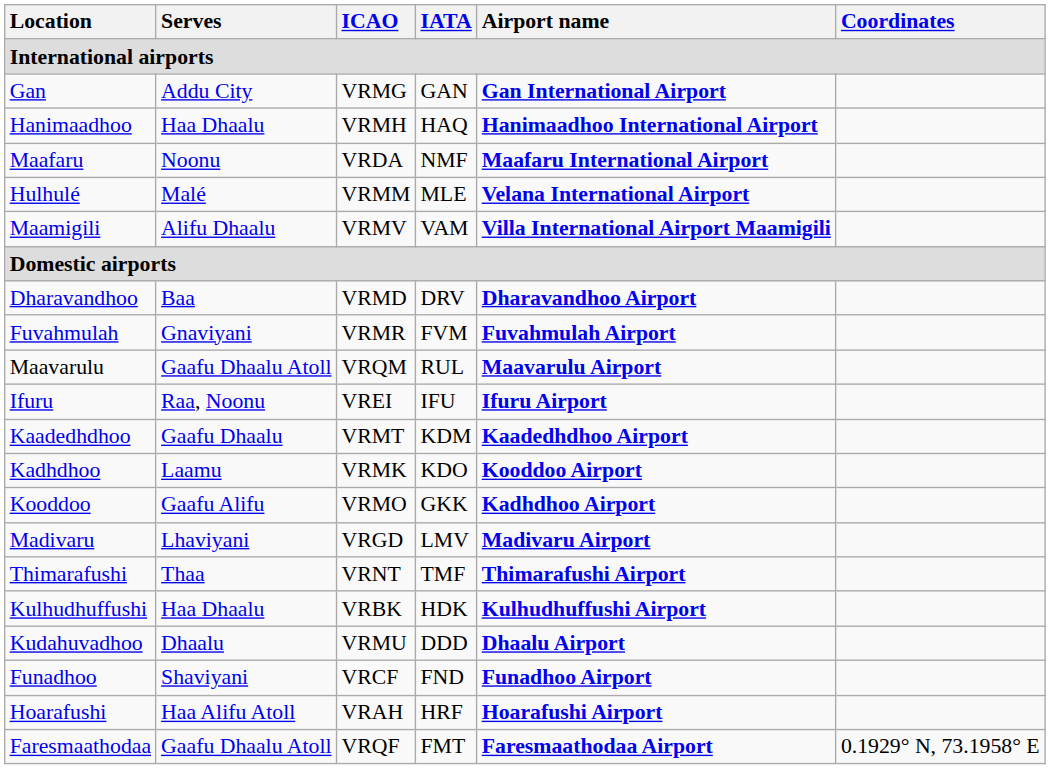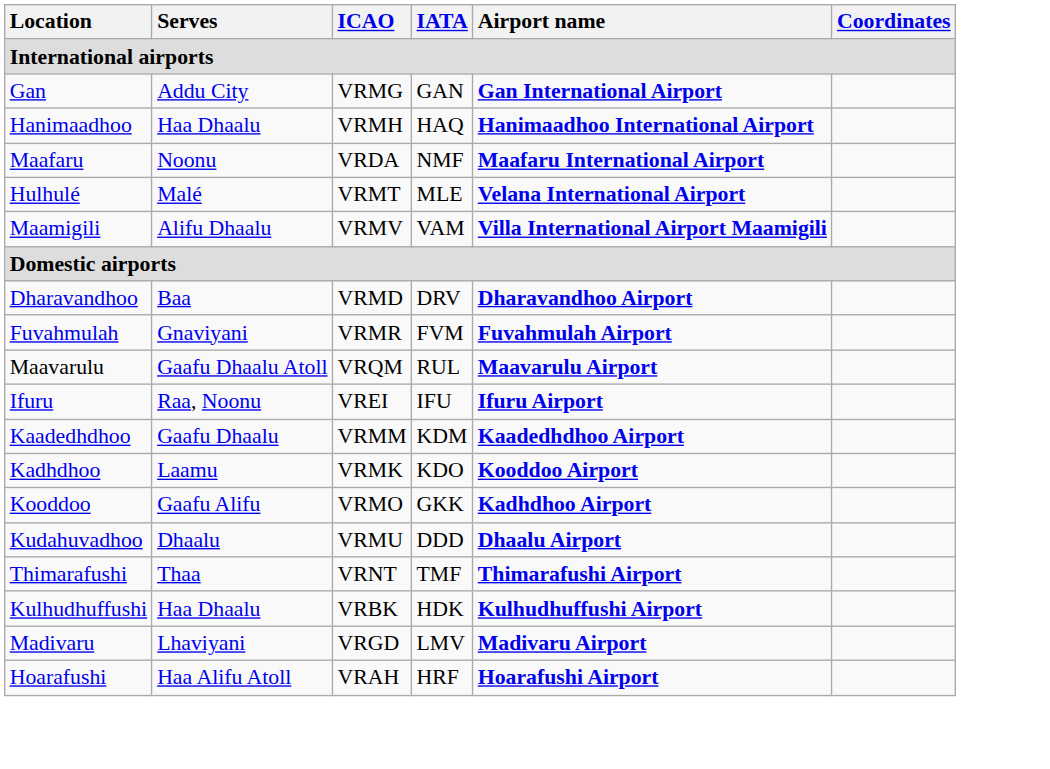(376, 194) VRMM -> (369, 194) VRMT
(373, 435) VRMT -> (372, 435) VRMM
rows swapped: (76, 642) <-> (52, 539)
- row: (53, 677)
- row: (80, 746)
